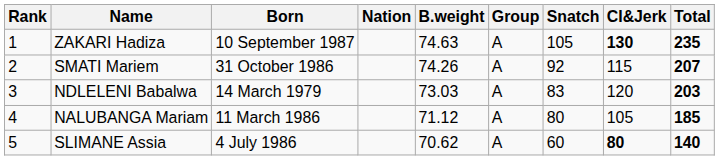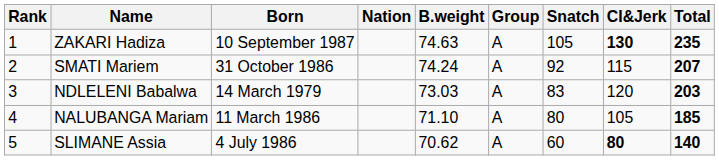(438, 67) 74.26 -> (438, 67) 74.24
(438, 117) 71.12 -> (438, 117) 71.10
